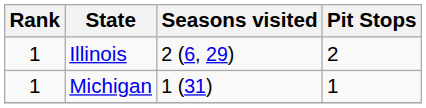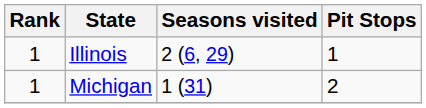(333, 53) 2 -> (333, 53) 1
(333, 86) 1 -> (333, 86) 2
